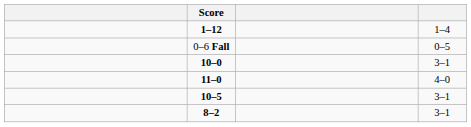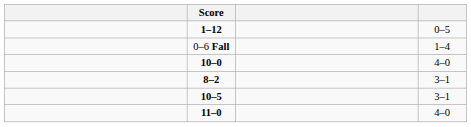(442, 29) 1–4 -> (442, 29) 0–5
(442, 46) 0–5 -> (442, 46) 1–4
(442, 63) 3–1 -> (442, 63) 4–0
rows swapped: (211, 113) <-> (211, 79)
